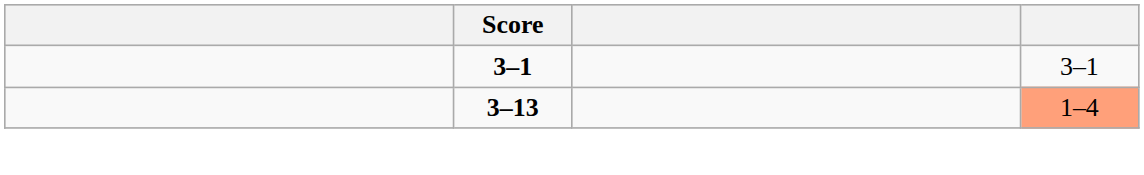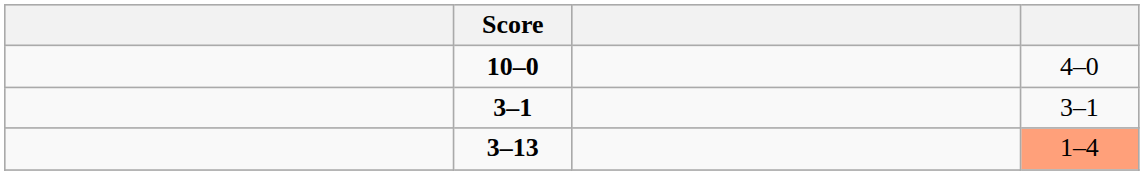+ row: (513, 66)
